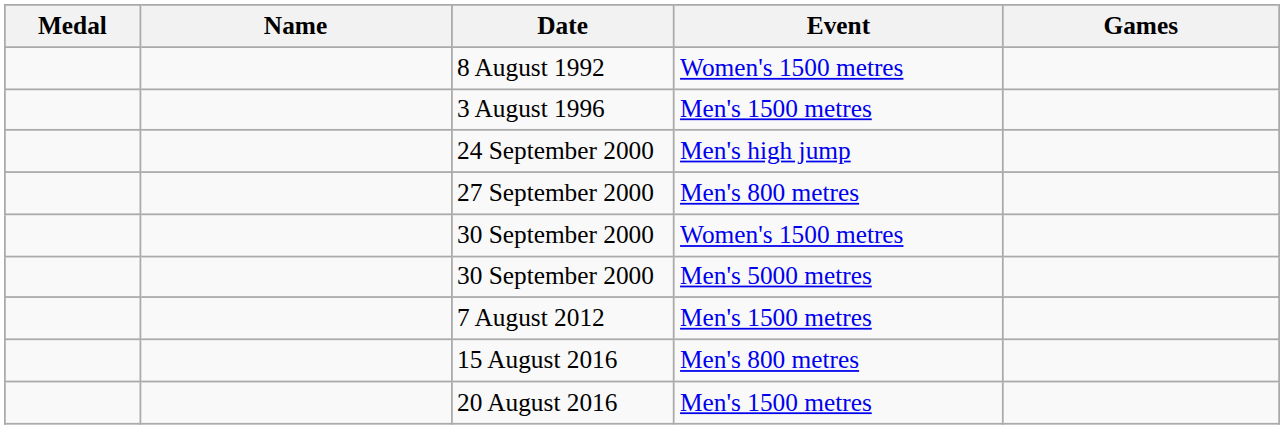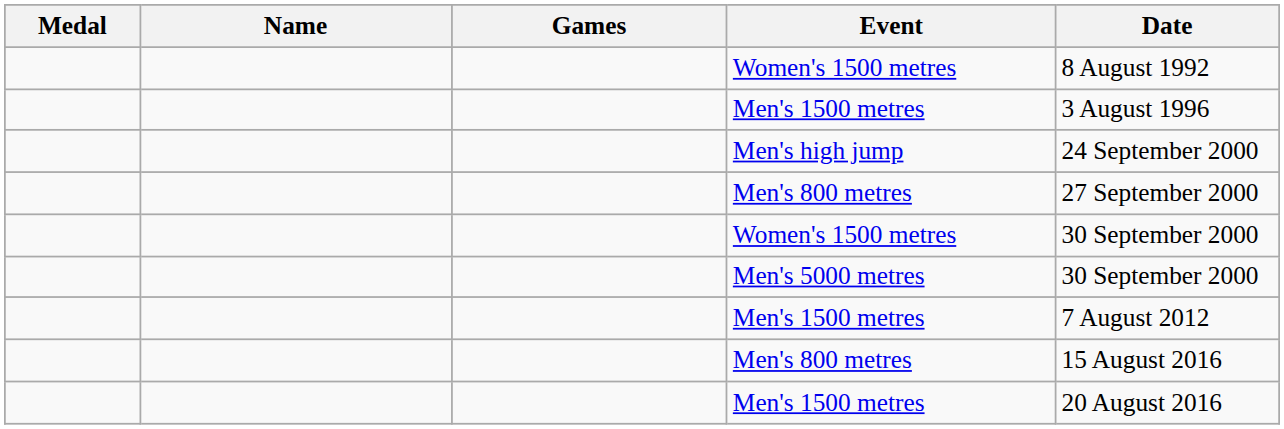columns swapped: (1141, 25) <-> (563, 25)
